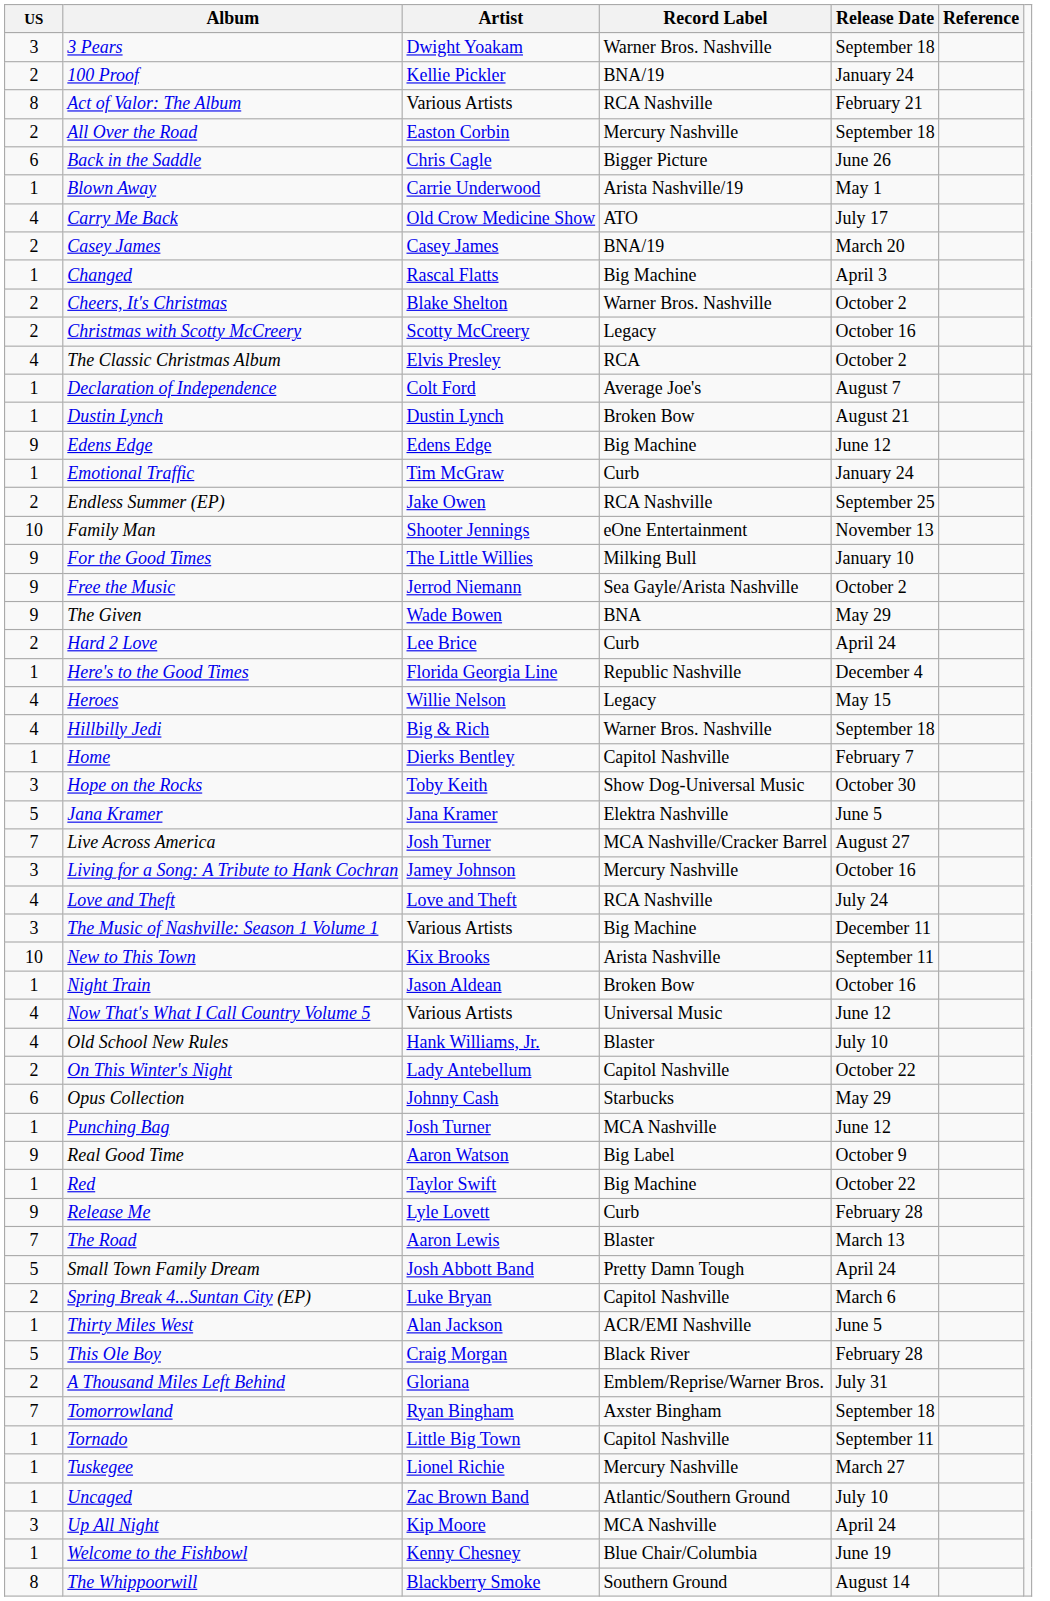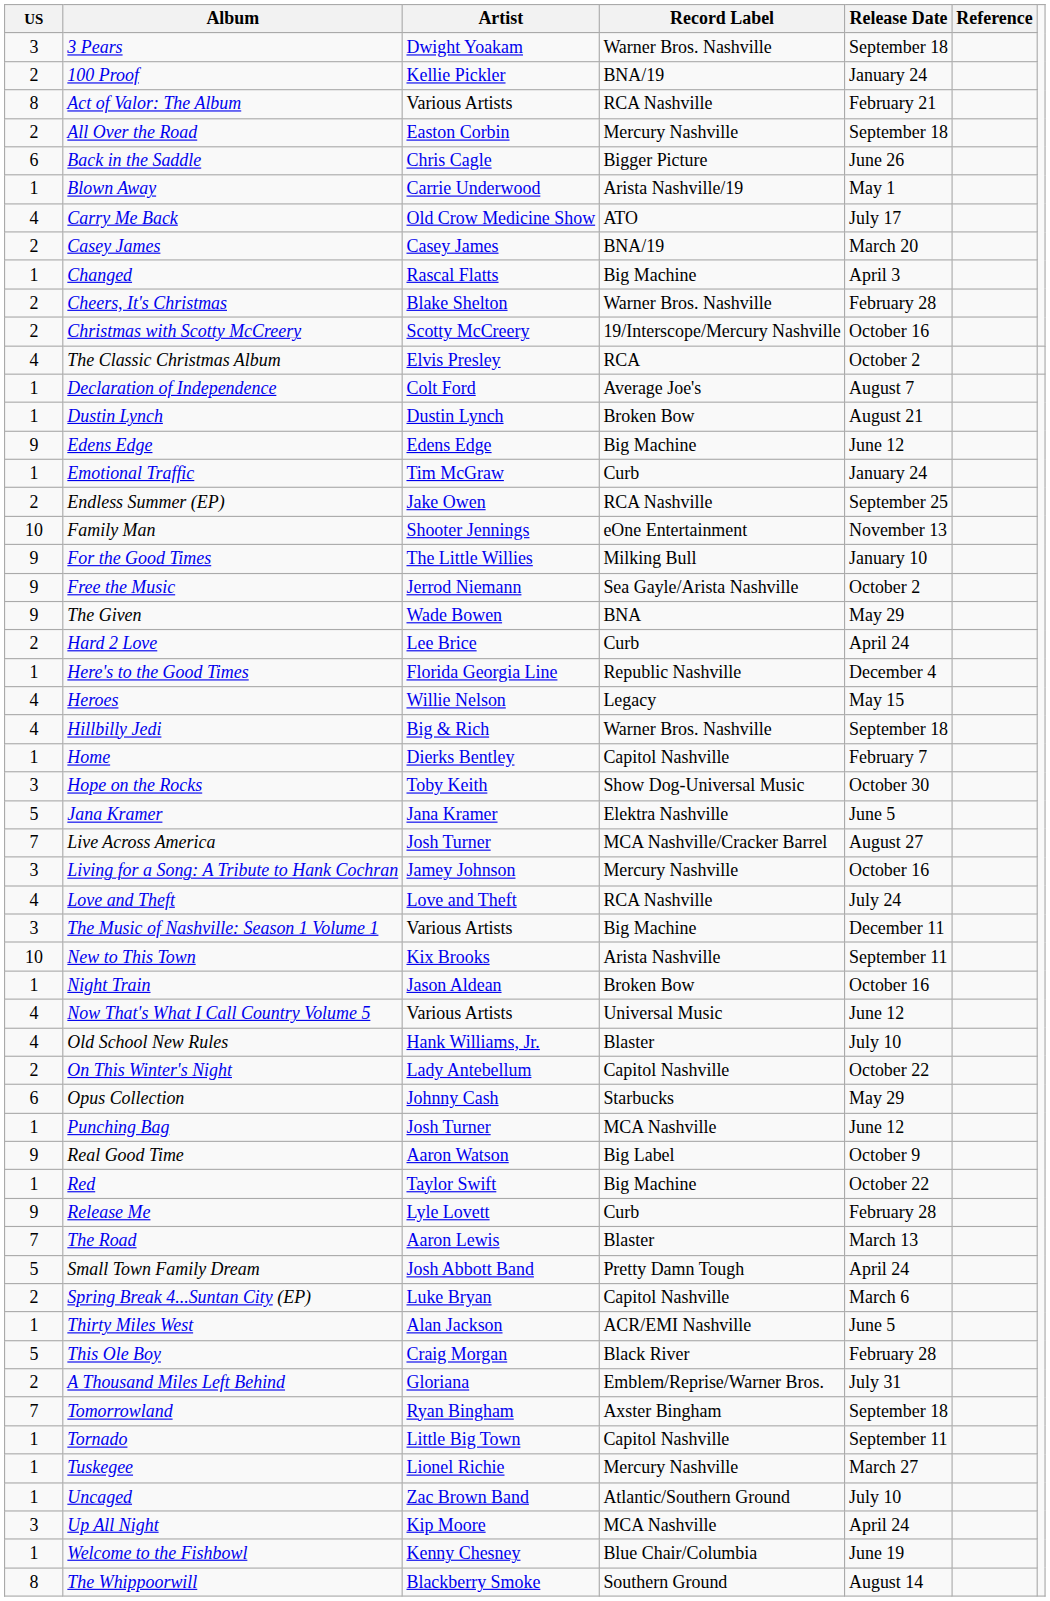(871, 302) October 2 -> (893, 302) February 28
(630, 331) Legacy -> (722, 331) 19/Interscope/Mercury Nashville
